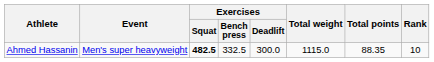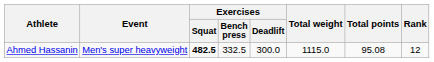(373, 51) 88.35 -> (373, 51) 95.08
(415, 51) 10 -> (415, 51) 12
